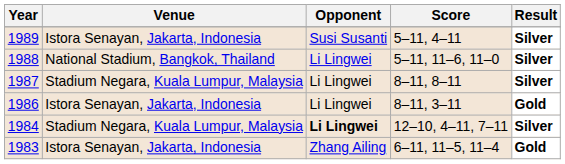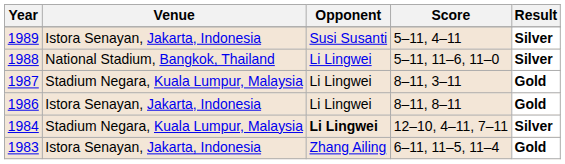(428, 82) 8–11, 8–11 -> (428, 82) 8–11, 3–11
(534, 82) Silver -> (530, 82) Gold
(428, 104) 8–11, 3–11 -> (428, 104) 8–11, 8–11
